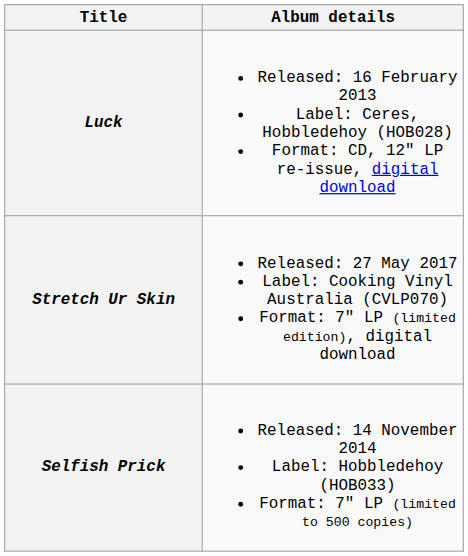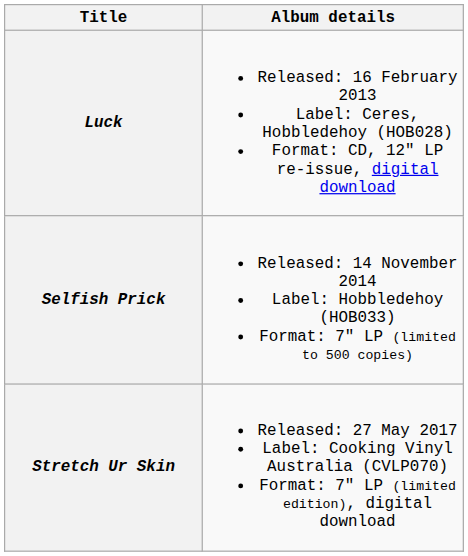rows swapped: (104, 467) <-> (104, 300)
